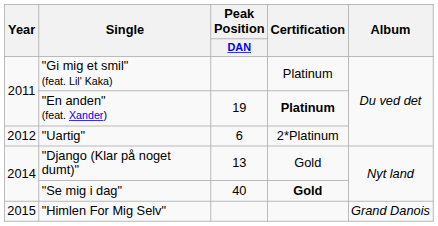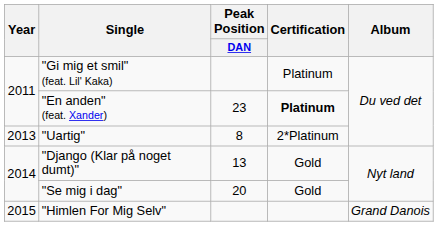(239, 108) 19 -> (239, 108) 23
(22, 135) 2012 -> (22, 135) 2013
(239, 135) 6 -> (239, 135) 8
(239, 190) 40 -> (239, 190) 20
(308, 190) bold -> (308, 190) normal
